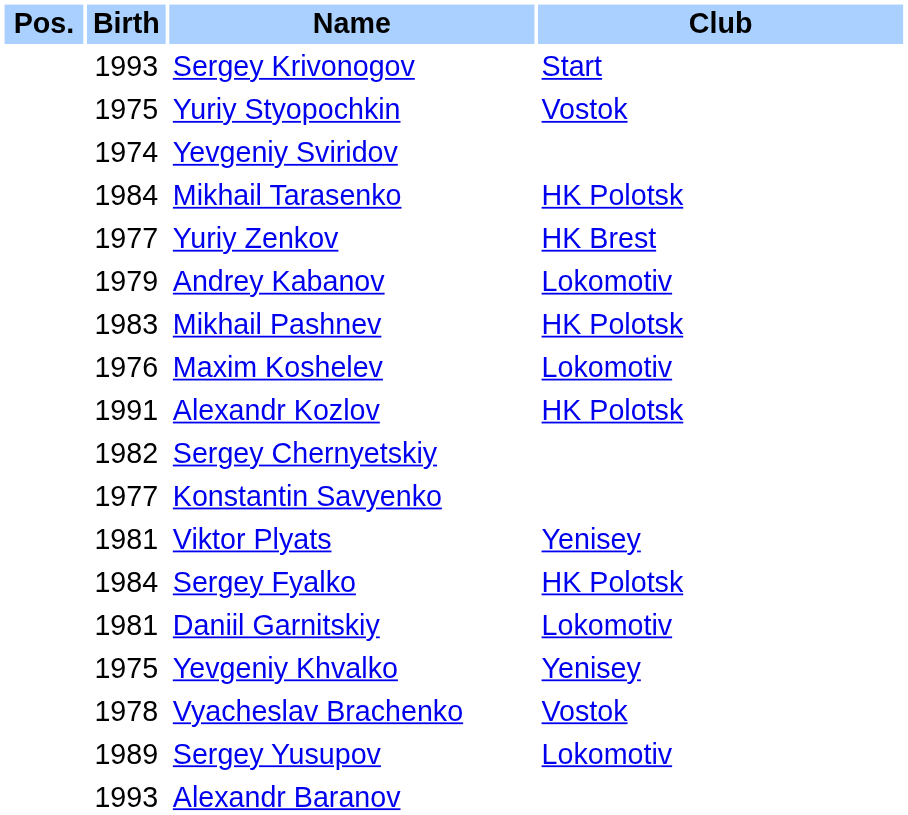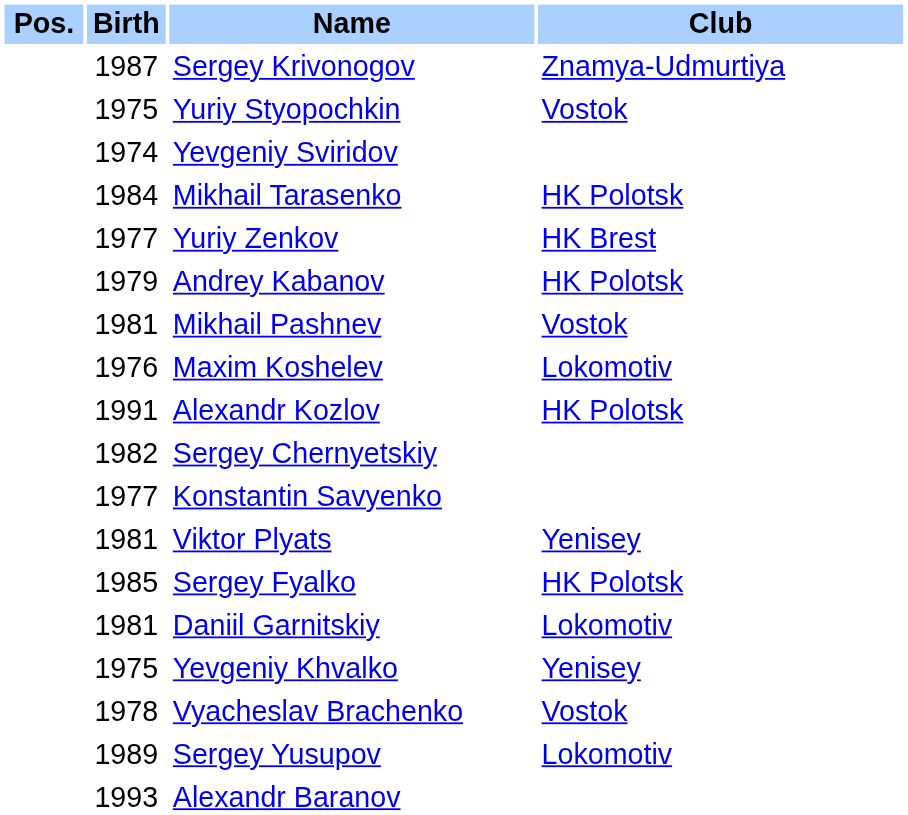(126, 66) 1993 -> (126, 66) 1987
(572, 66) Start -> (663, 66) Znamya-Udmurtiya
(607, 281) Lokomotiv -> (612, 281) HK Polotsk
(126, 324) 1983 -> (126, 324) 1981
(612, 324) HK Polotsk -> (585, 324) Vostok
(126, 582) 1984 -> (126, 582) 1985
